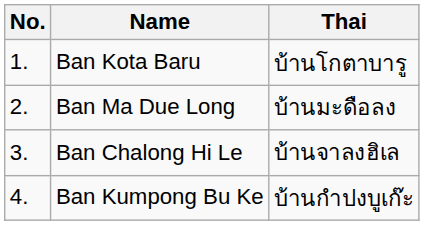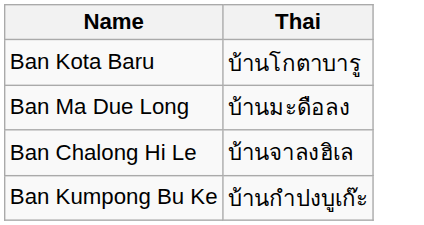- column: (28, 22)
